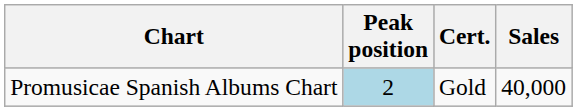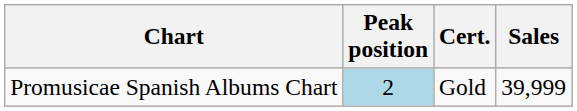(534, 86) 40,000 -> (534, 86) 39,999
